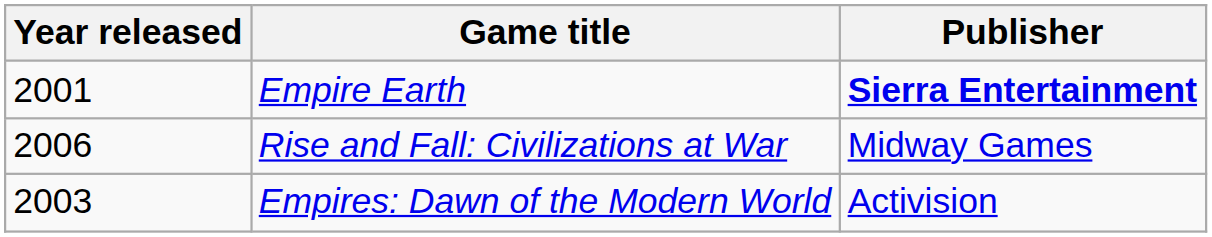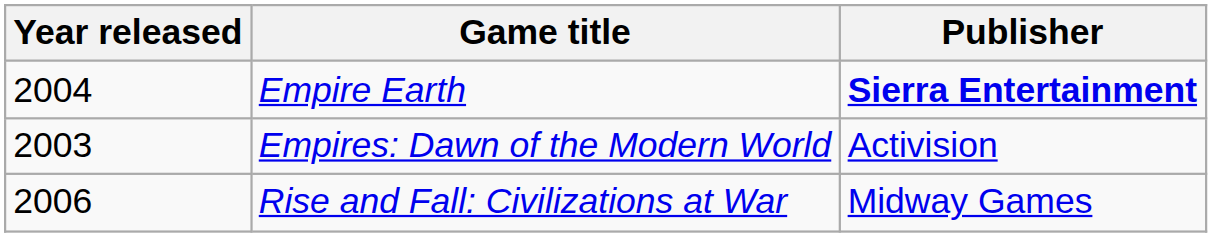(53, 88) 2001 -> (53, 88) 2004
rows swapped: (545, 201) <-> (523, 145)
